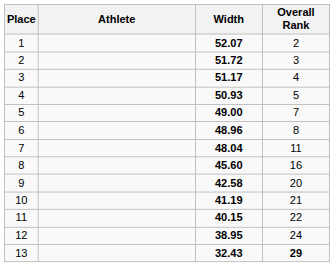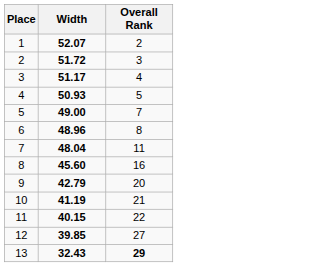- column: (117, 19)
(229, 183) 42.58 -> (72, 183) 42.79
(229, 235) 38.95 -> (72, 235) 39.85
(296, 235) 24 -> (139, 235) 27
